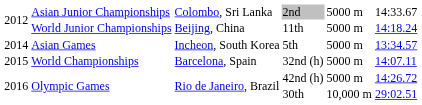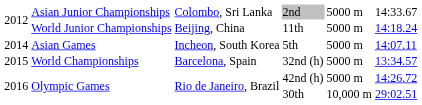(396, 45) 13:34.57 -> (396, 45) 14:07.11
(396, 61) 14:07.11 -> (396, 61) 13:34.57
